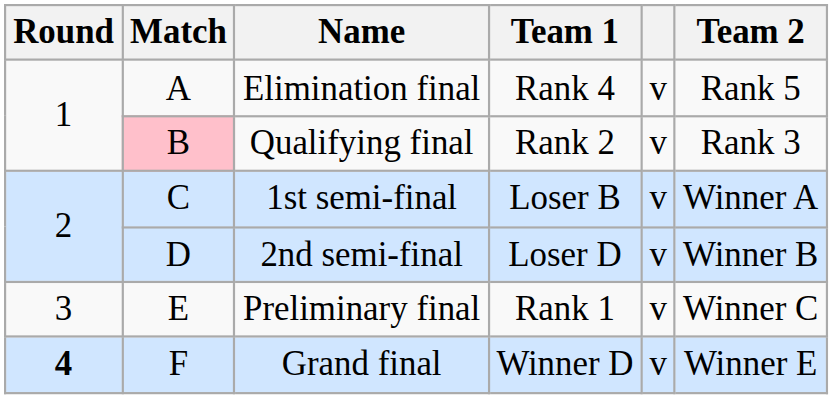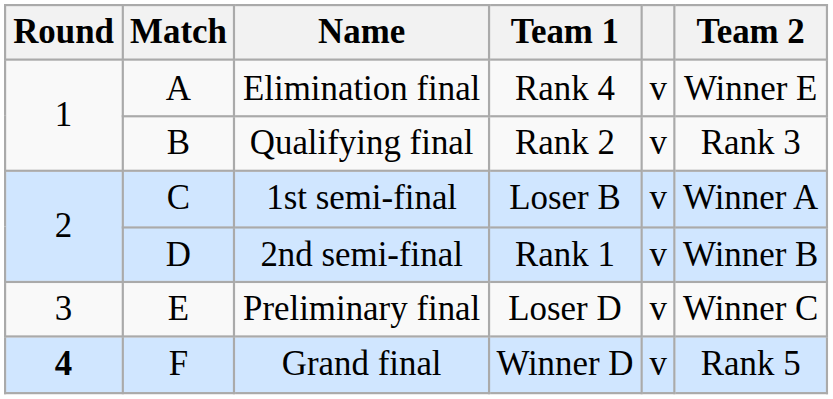(751, 87) Rank 5 -> (751, 87) Winner E
(178, 142) pink background -> (178, 142) no background
(565, 253) Loser D -> (565, 253) Rank 1
(565, 308) Rank 1 -> (565, 308) Loser D
(751, 364) Winner E -> (751, 364) Rank 5
